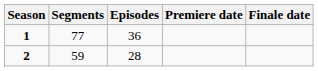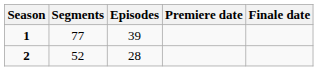(135, 35) 36 -> (135, 35) 39
(78, 55) 59 -> (78, 55) 52
